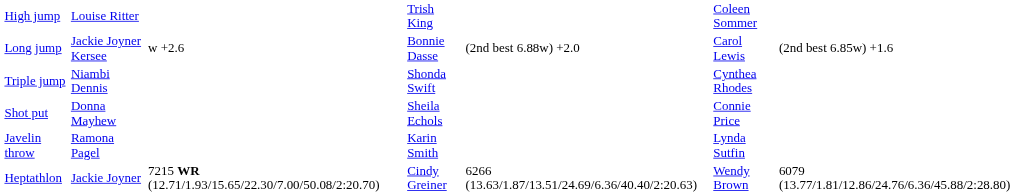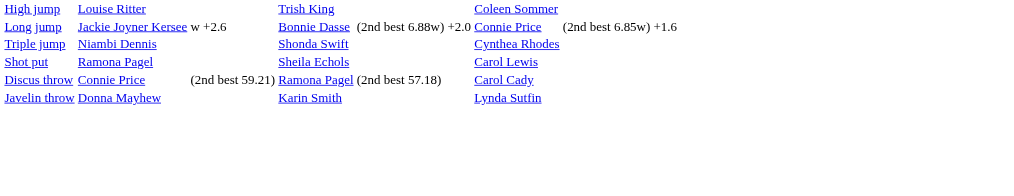(729, 48) Carol Lewis -> (508, 26) Connie Price
(94, 113) Donna Mayhew -> (115, 62) Ramona Pagel
(732, 113) Connie Price -> (506, 62) Carol Lewis
+ row: (39, 80)
(92, 145) Ramona Pagel -> (119, 97) Donna Mayhew
- row: (33, 178)
